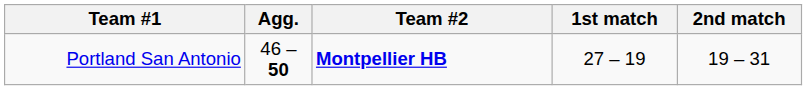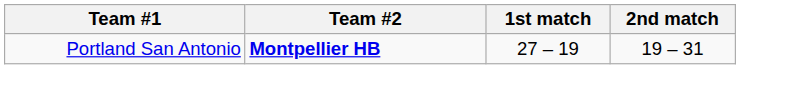- column: (278, 19)
